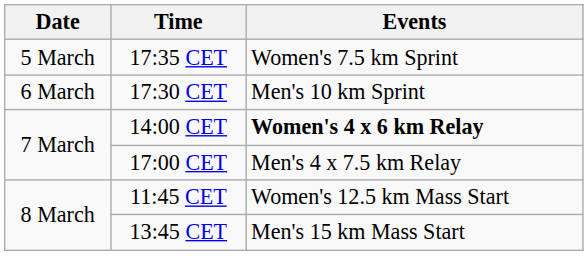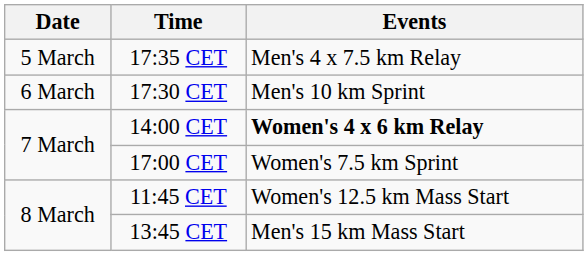(355, 57) Women's 7.5 km Sprint -> (356, 57) Men's 4 x 7.5 km Relay
(356, 162) Men's 4 x 7.5 km Relay -> (355, 162) Women's 7.5 km Sprint
